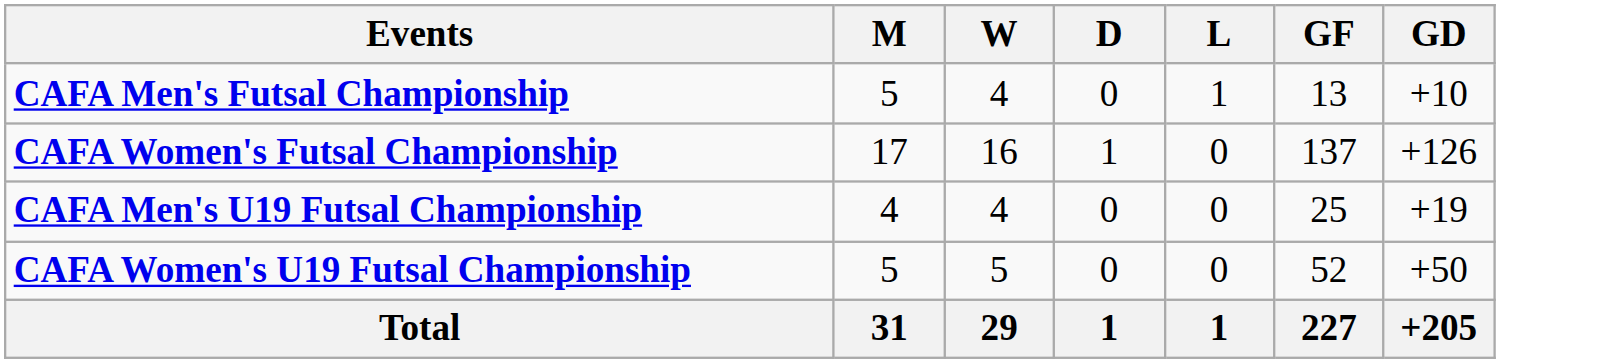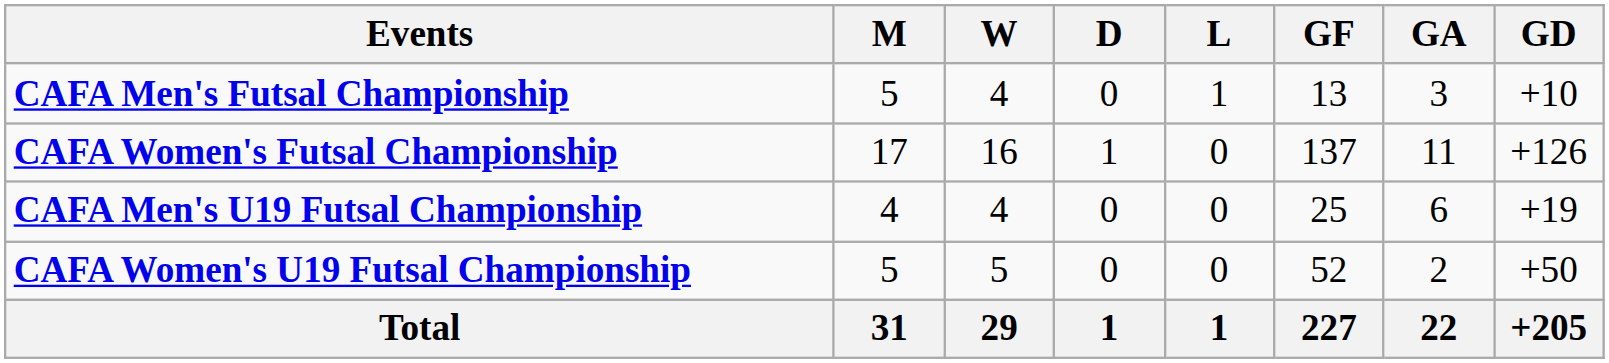+ column: (1439, 33)
